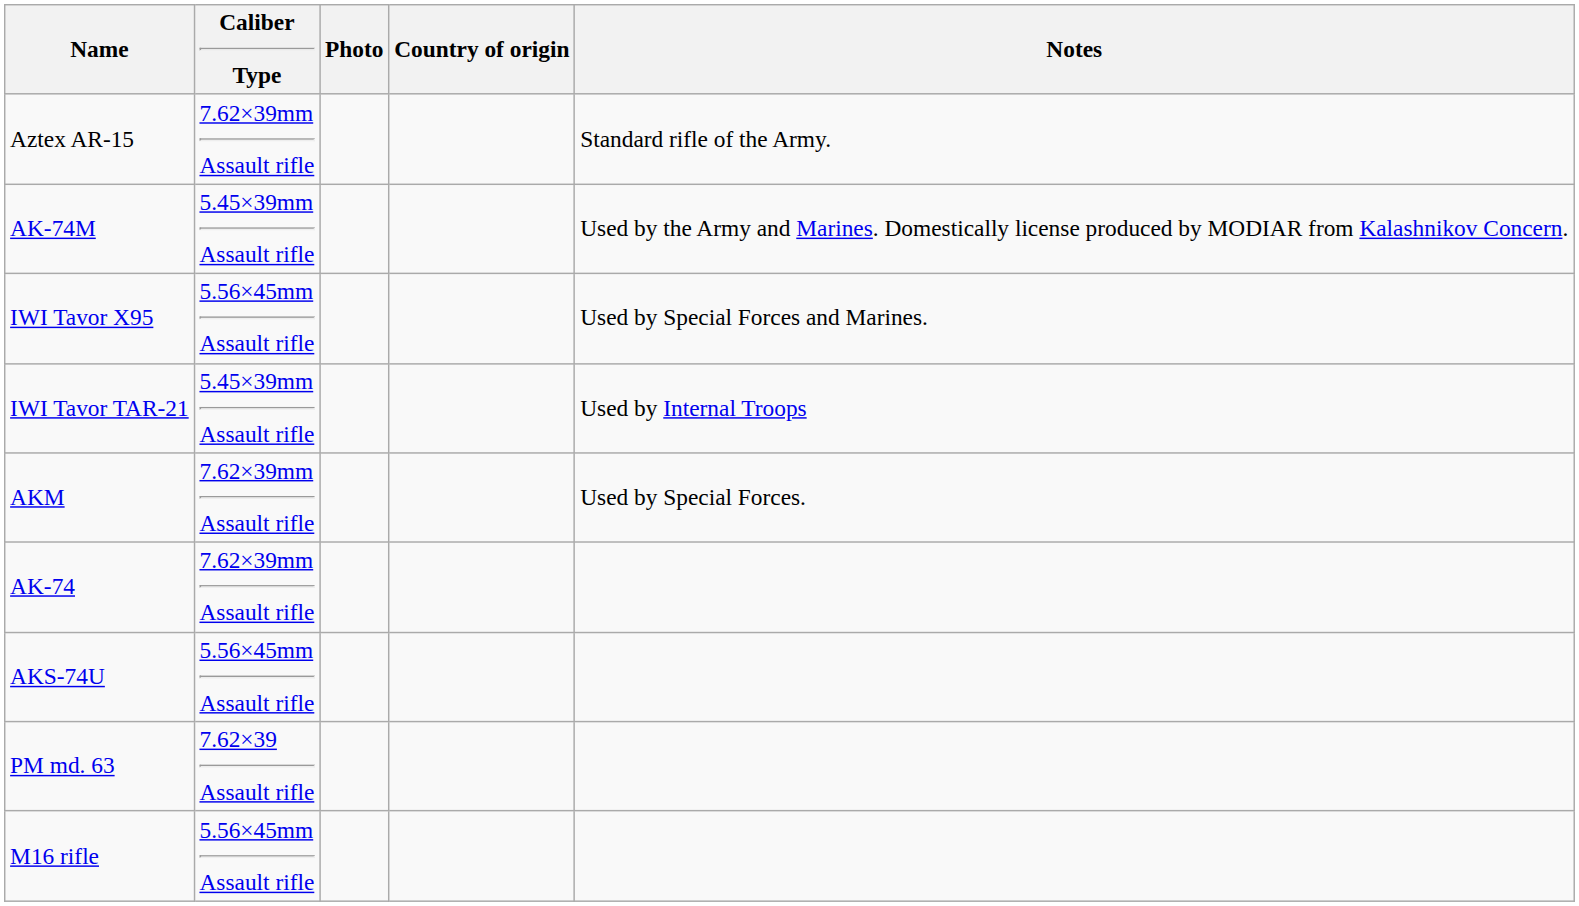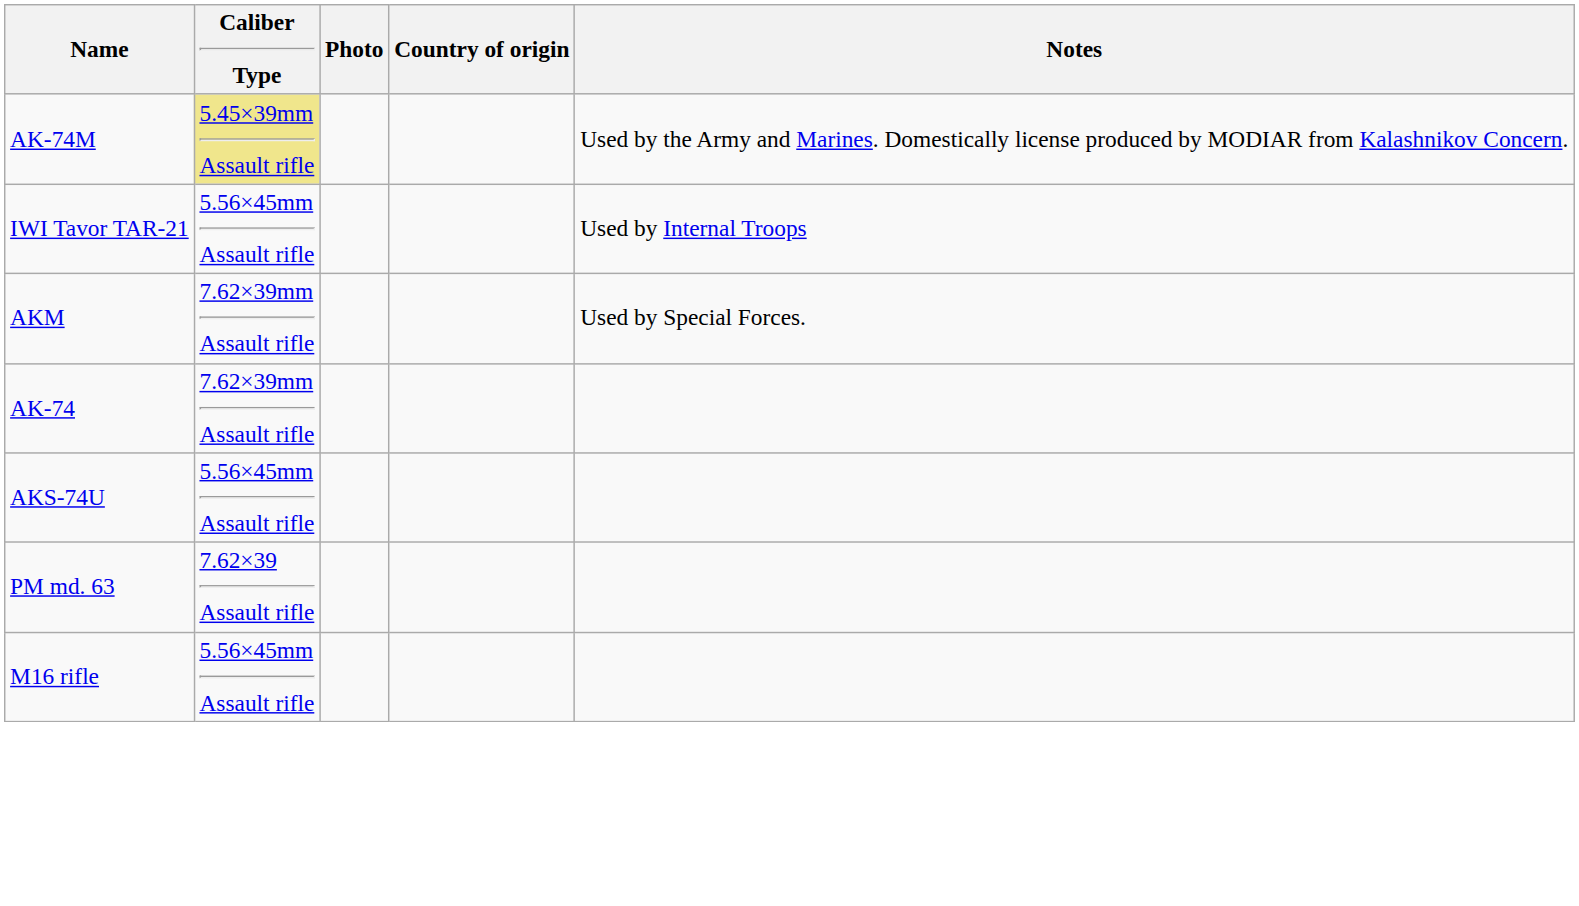- row: (72, 138)
(257, 228) no background -> (257, 138) khaki background
- row: (82, 318)
(257, 407) 5.45×39mm Assault rifle -> (257, 228) 5.56×45mm Assault rifle
